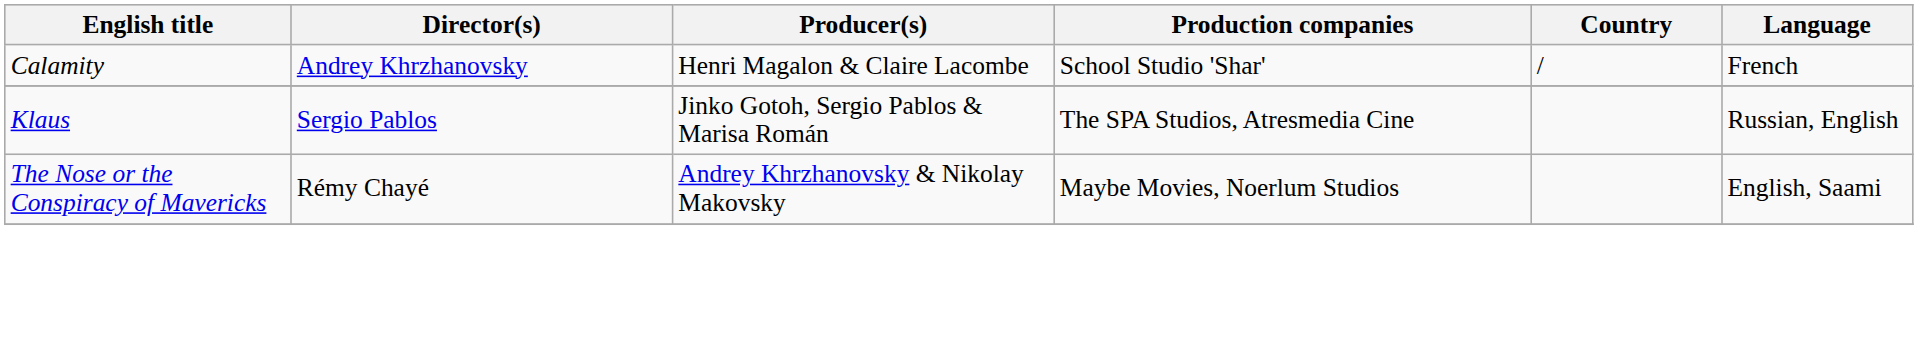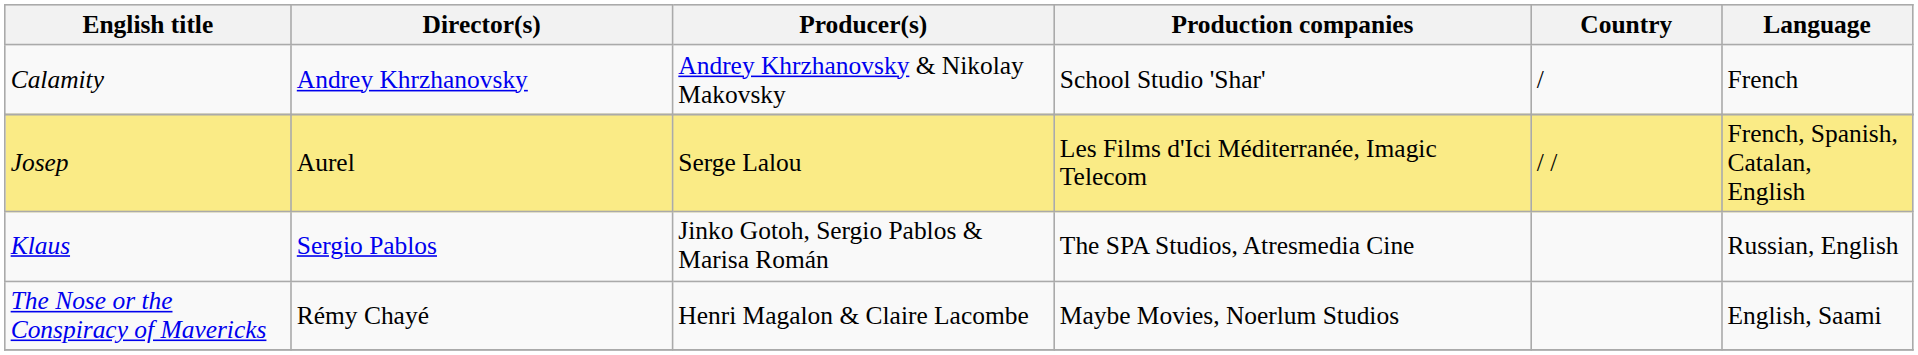(854, 65) Henri Magalon & Claire Lacombe -> (851, 79) Andrey Khrzhanovsky & Nikolay Makovsky
+ row: (40, 162)
(851, 188) Andrey Khrzhanovsky & Nikolay Makovsky -> (854, 314) Henri Magalon & Claire Lacombe
